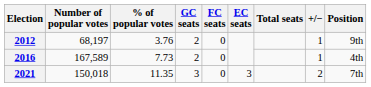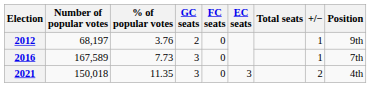(197, 57) 2 -> (197, 57) 3
(357, 57) 4th -> (357, 57) 7th
(357, 73) 7th -> (357, 73) 4th
